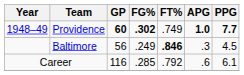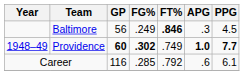rows swapped: (79, 29) <-> (75, 46)
